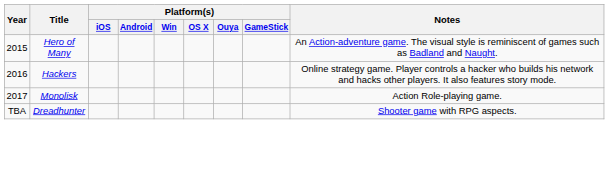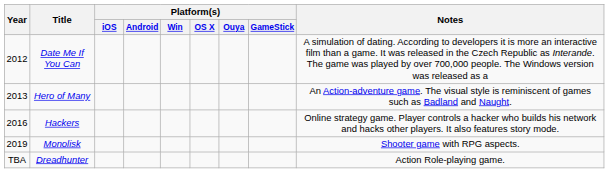+ row: (62, 58)
(17, 47) 2015 -> (17, 96) 2013
(17, 95) 2017 -> (17, 144) 2019
(447, 95) Action Role-playing game. -> (450, 144) Shooter game with RPG aspects.
(447, 110) Shooter game with RPG aspects. -> (450, 159) Action Role-playing game.
